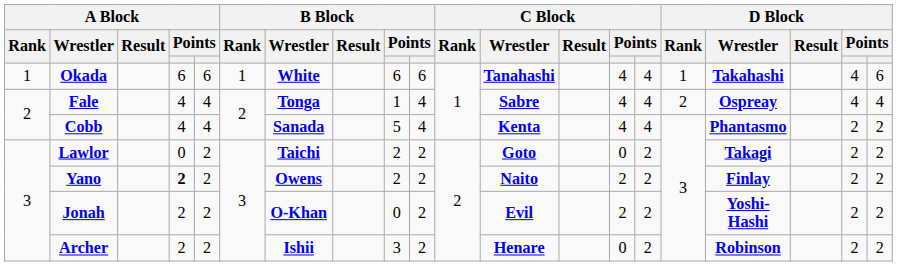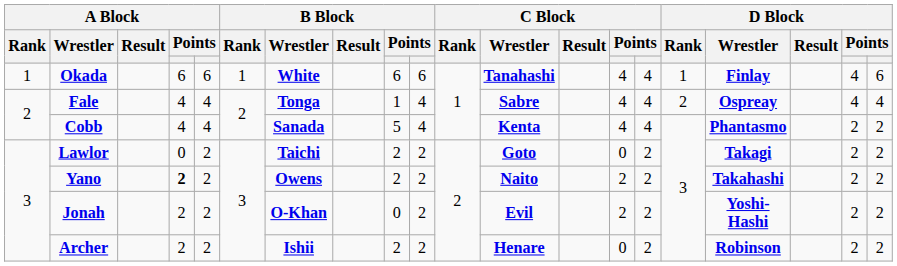(748, 76) Takahashi -> (748, 76) Finlay
(748, 178) Finlay -> (748, 178) Takahashi
(397, 247) 3 -> (397, 247) 2
